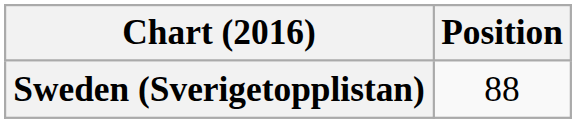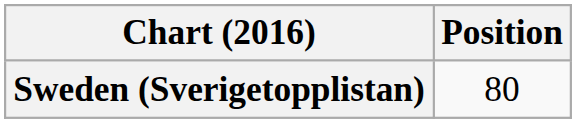(502, 88) 88 -> (502, 88) 80
